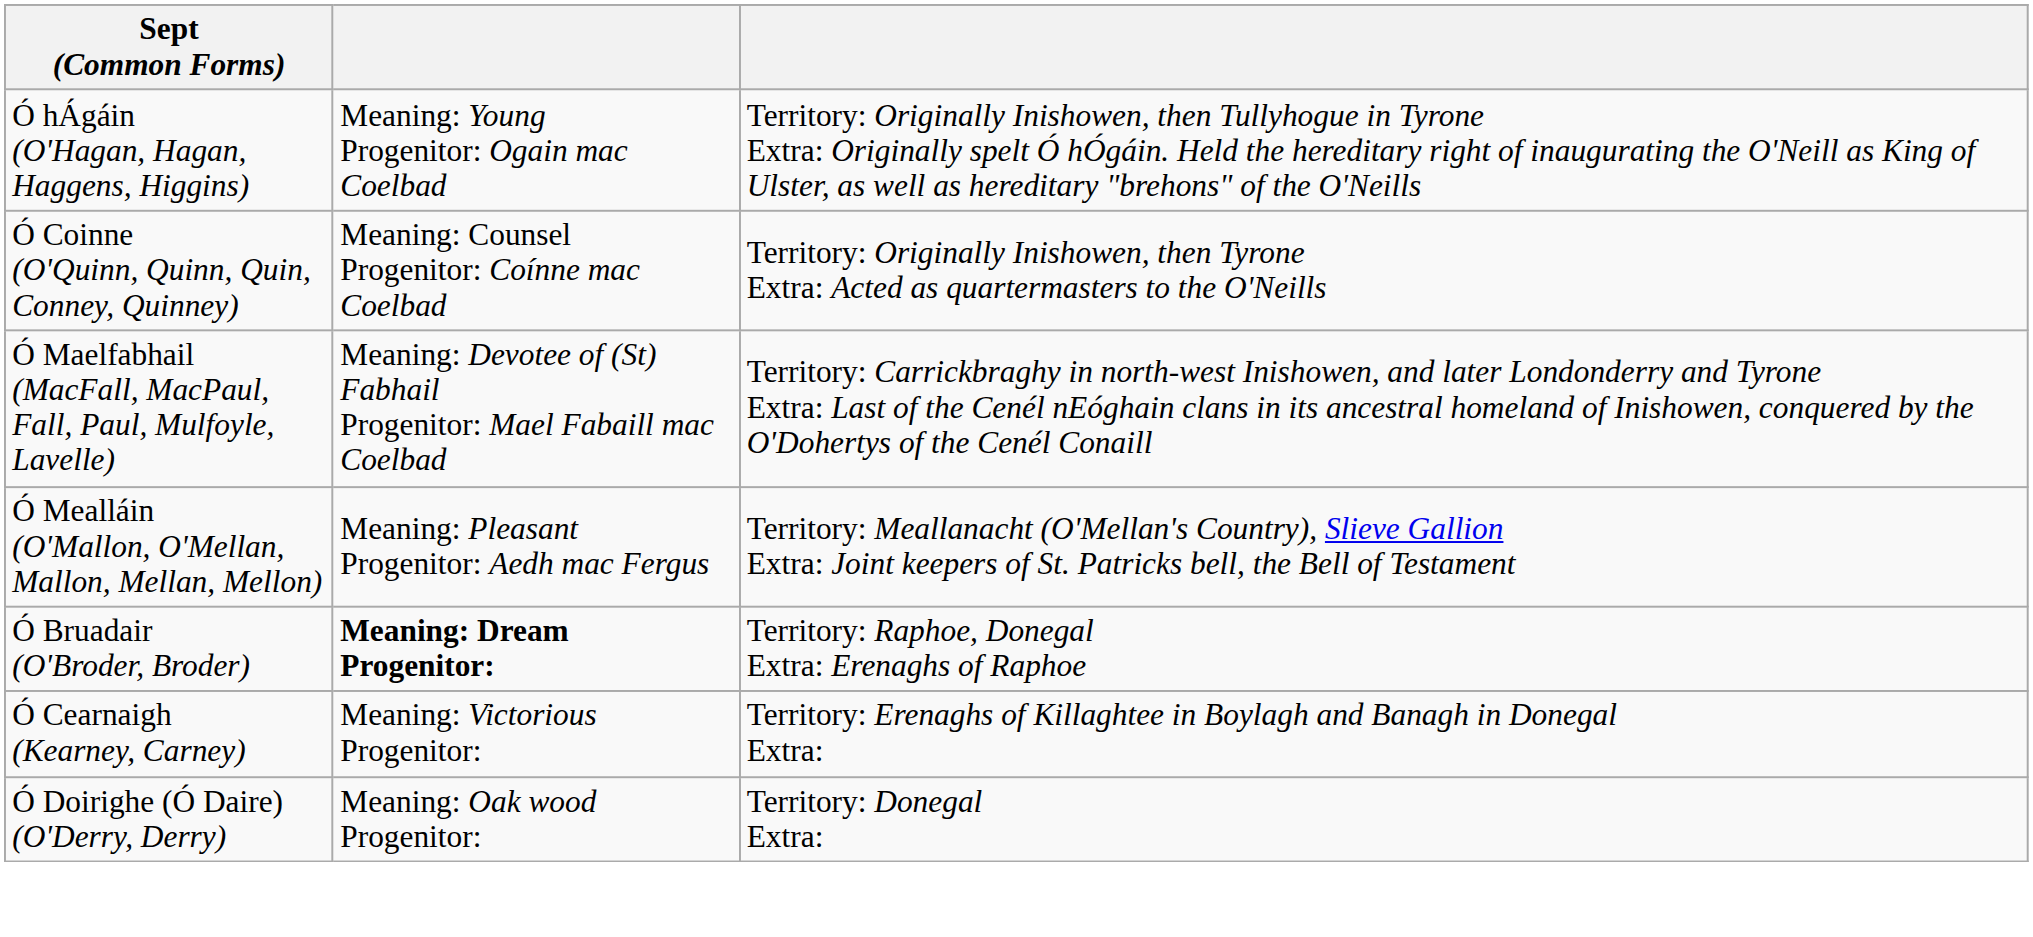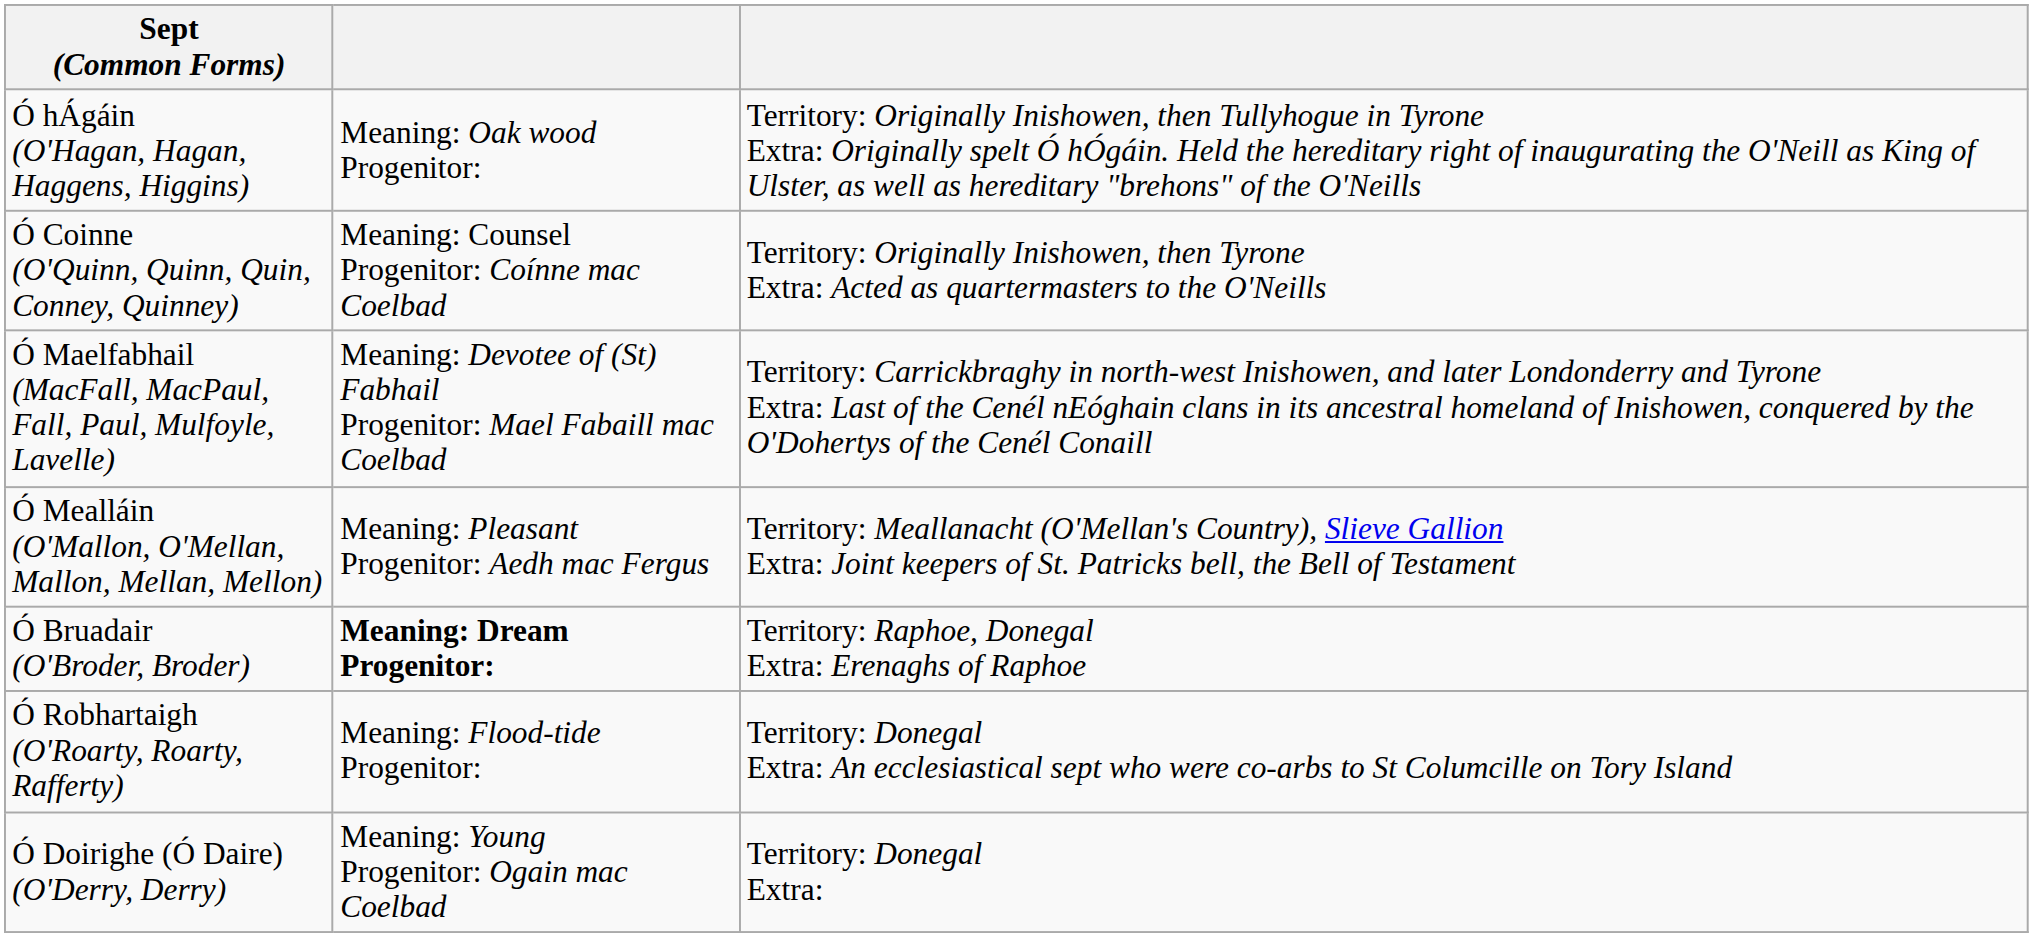(484, 149) Meaning: Young Progenitor: Ogain mac Coelbad -> (468, 149) Meaning: Oak wood Progenitor:
- row: (129, 733)
+ row: (127, 751)
(468, 818) Meaning: Oak wood Progenitor: -> (484, 871) Meaning: Young Progenitor: Ogain mac Coelbad
